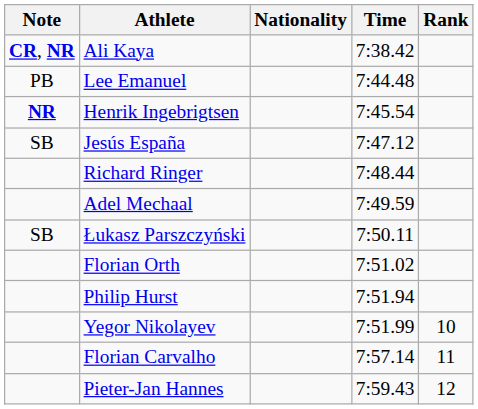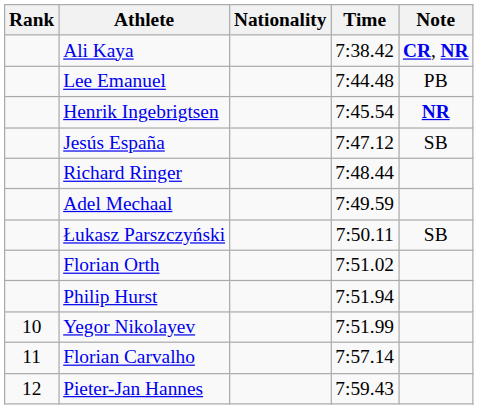columns swapped: (446, 19) <-> (42, 19)
